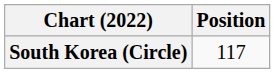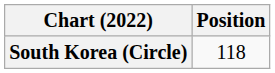(231, 52) 117 -> (231, 52) 118
